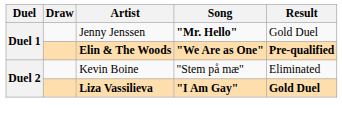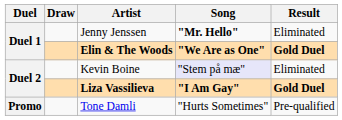(294, 32) Gold Duel -> (299, 32) Eliminated
(302, 50) Pre-qualified -> (299, 50) Gold Duel
(210, 69) no background -> (211, 69) lavender background
+ row: (108, 106)
